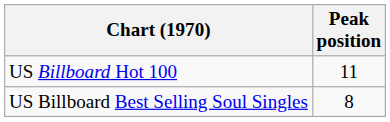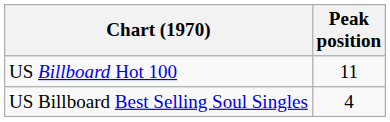(349, 101) 8 -> (349, 101) 4
